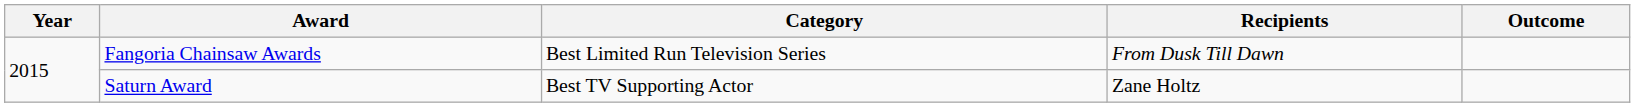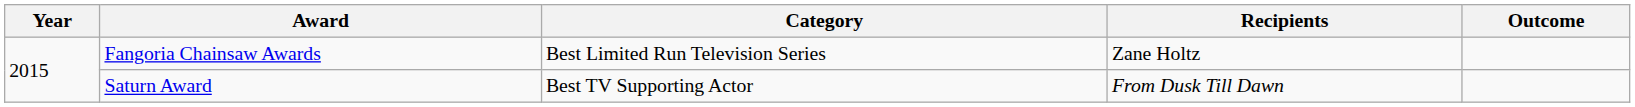(1198, 53) From Dusk Till Dawn -> (1156, 53) Zane Holtz
(1156, 86) Zane Holtz -> (1198, 86) From Dusk Till Dawn
